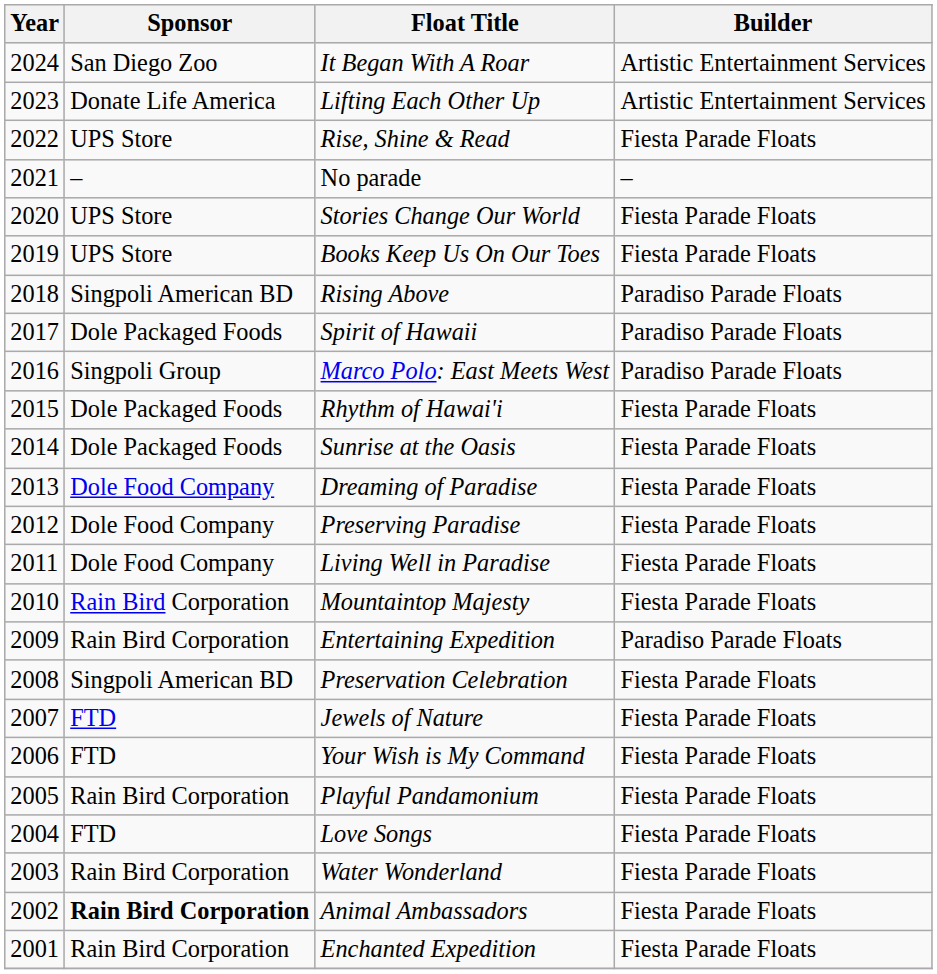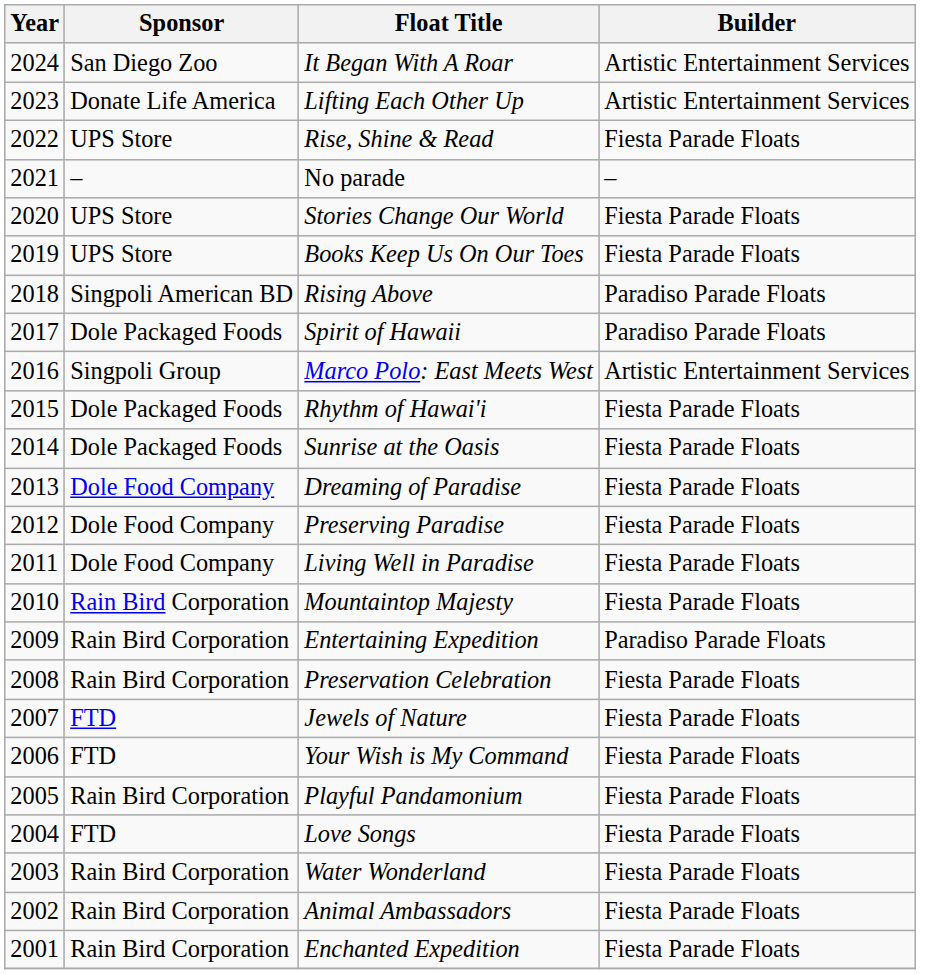(731, 370) Paradiso Parade Floats -> (757, 370) Artistic Entertainment Services
(182, 679) Singpoli American BD -> (180, 679) Rain Bird Corporation
(190, 910) bold -> (180, 910) normal
